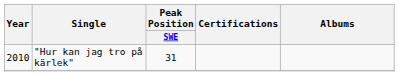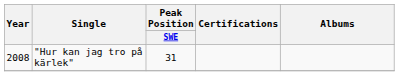(18, 57) 2010 -> (18, 57) 2008
